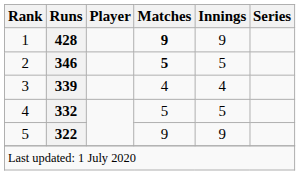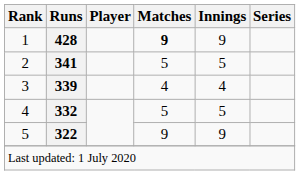(66, 63) 346 -> (66, 63) 341
(164, 63) bold -> (164, 63) normal
